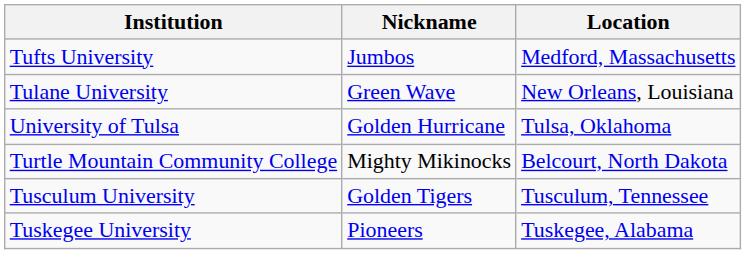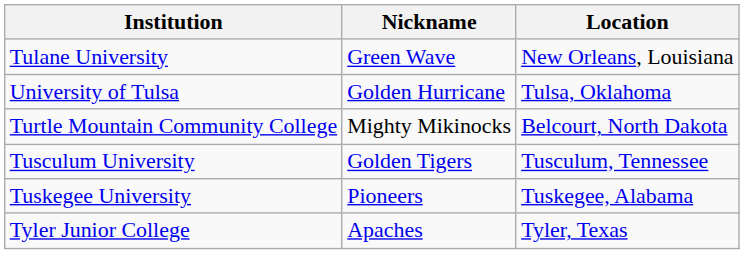- row: (82, 56)
+ row: (100, 230)
